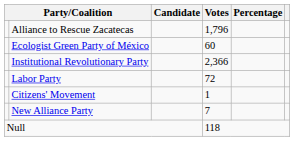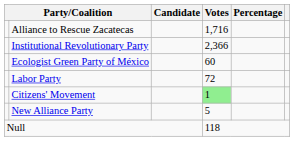(217, 29) 1,796 -> (217, 29) 1,716
rows swapped: (80, 62) <-> (80, 45)
(207, 95) no background -> (207, 95) lightgreen background
(207, 111) 7 -> (207, 111) 5
